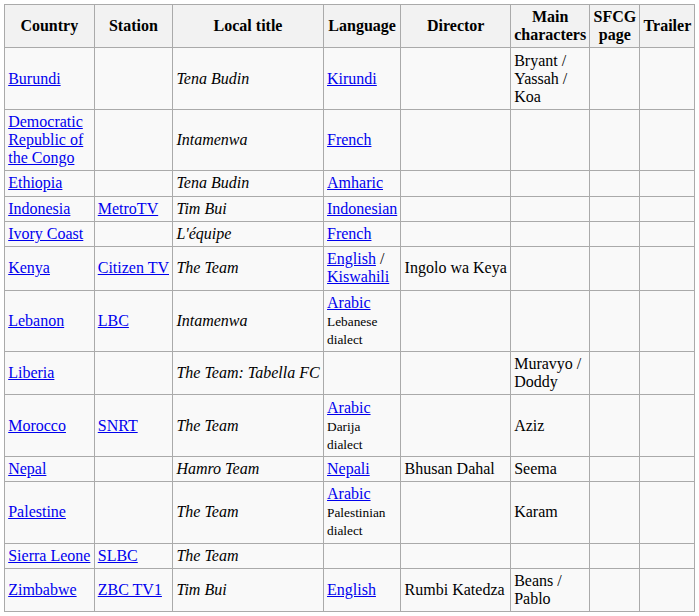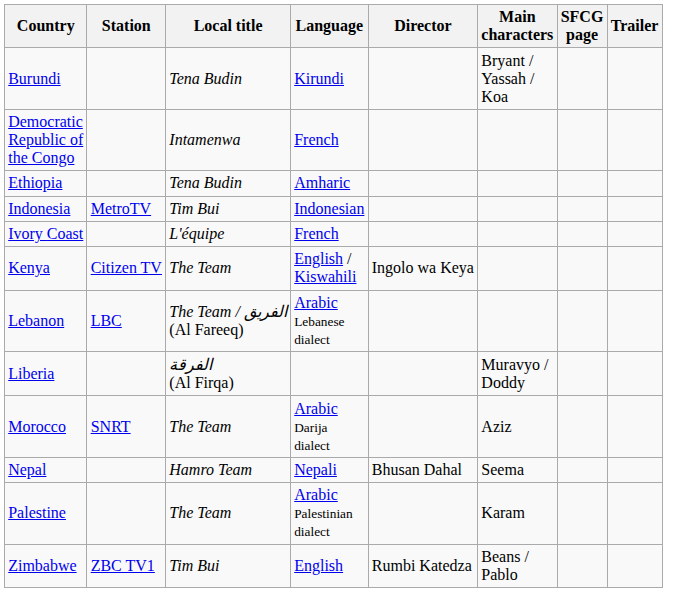(212, 320) Intamenwa -> (228, 321) The Team / الفريق (Al Fareeq)
(248, 373) The Team: Tabella FC -> (202, 374) الفرقة (Al Firqa)
- row: (49, 555)
